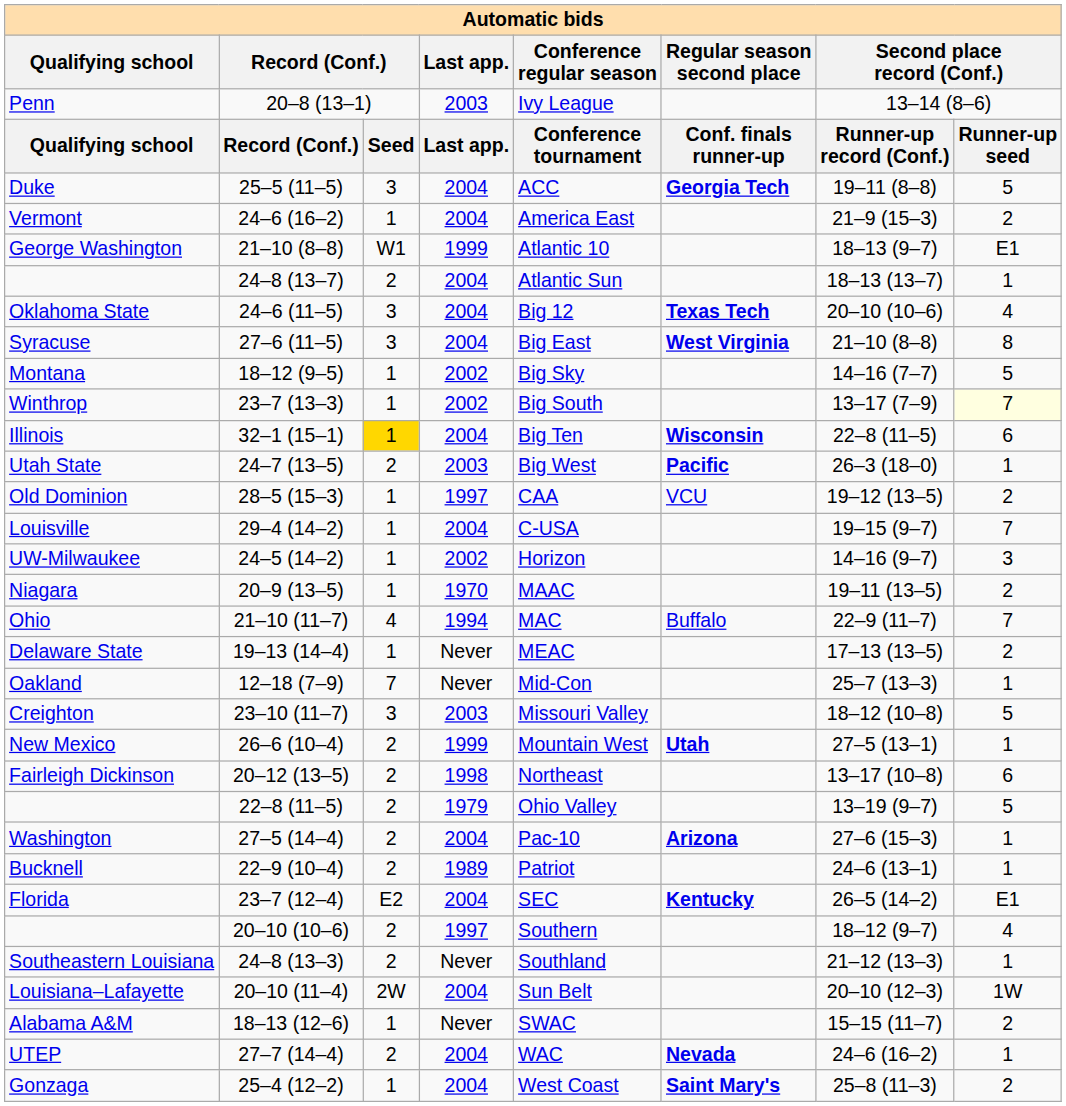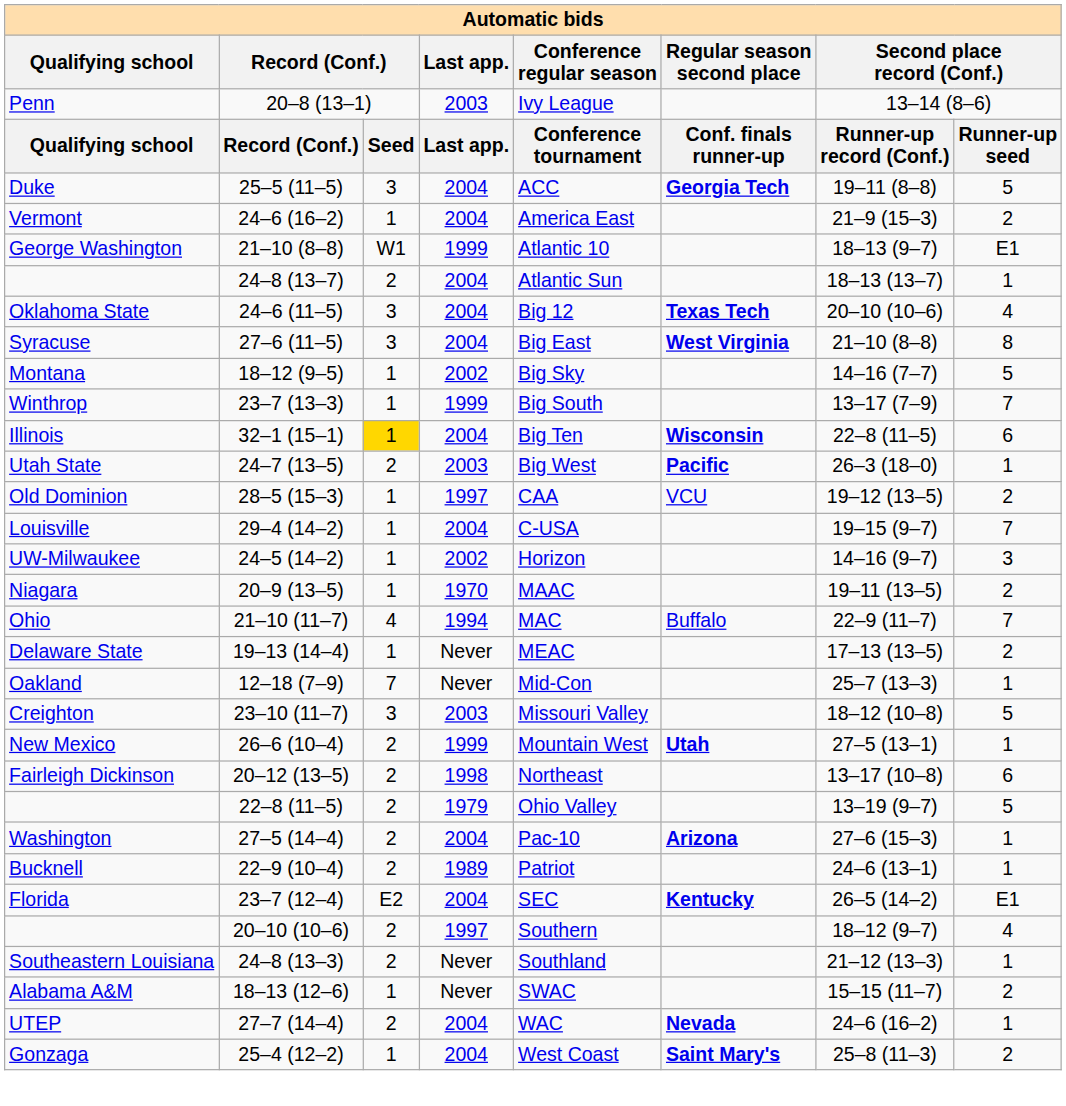(466, 404) 2002 -> (466, 404) 1999
(1008, 404) lightyellow background -> (1008, 404) no background
- row: (96, 992)
